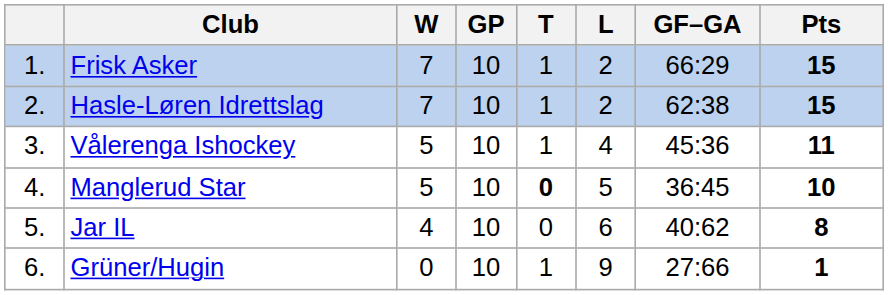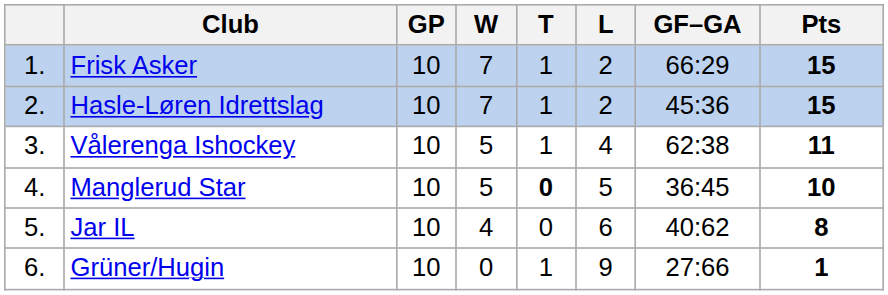columns swapped: (486, 24) <-> (426, 24)
(697, 106) 62:38 -> (697, 106) 45:36
(697, 146) 45:36 -> (697, 146) 62:38
